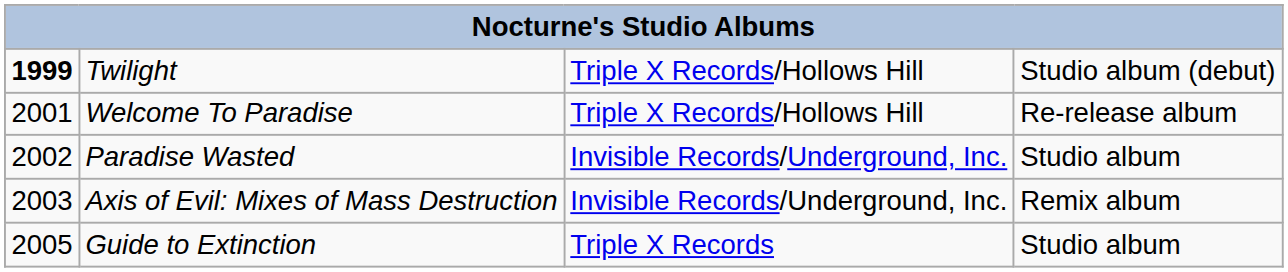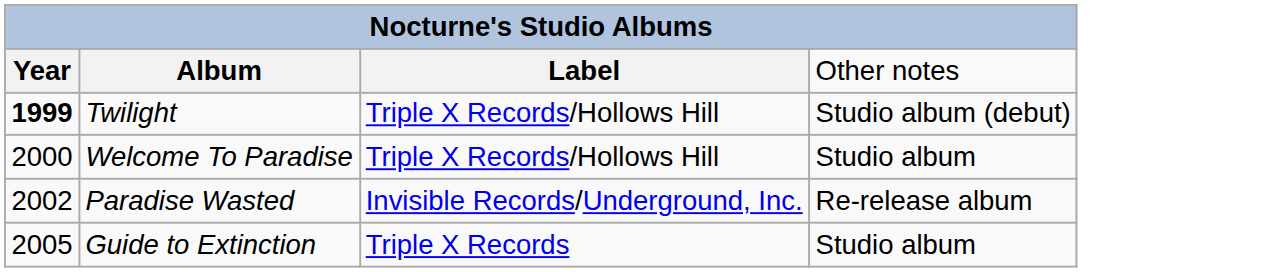+ row: (219, 71)
(42, 114) 2001 -> (42, 157) 2000
(1129, 114) Re-release album -> (896, 157) Studio album
(1100, 157) Studio album -> (924, 201) Re-release album
- row: (321, 201)
